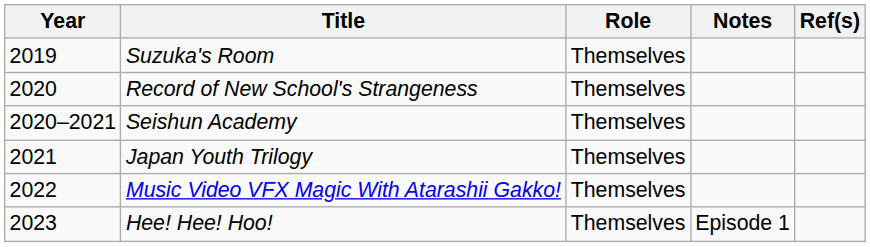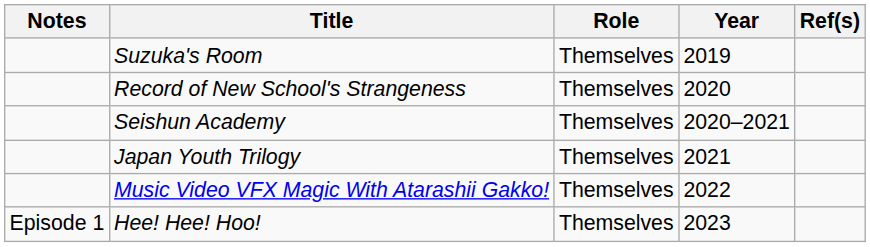columns swapped: (63, 21) <-> (743, 21)
